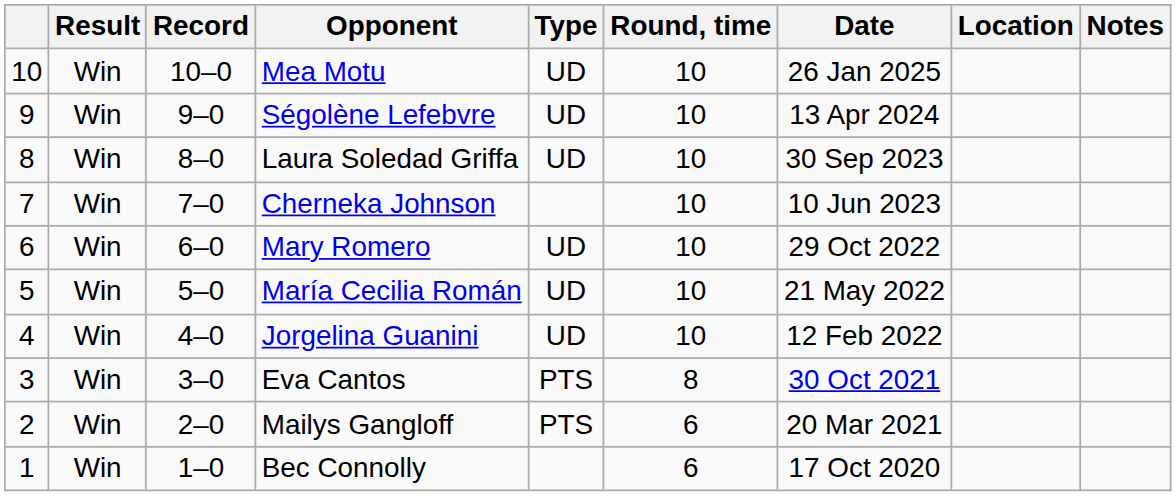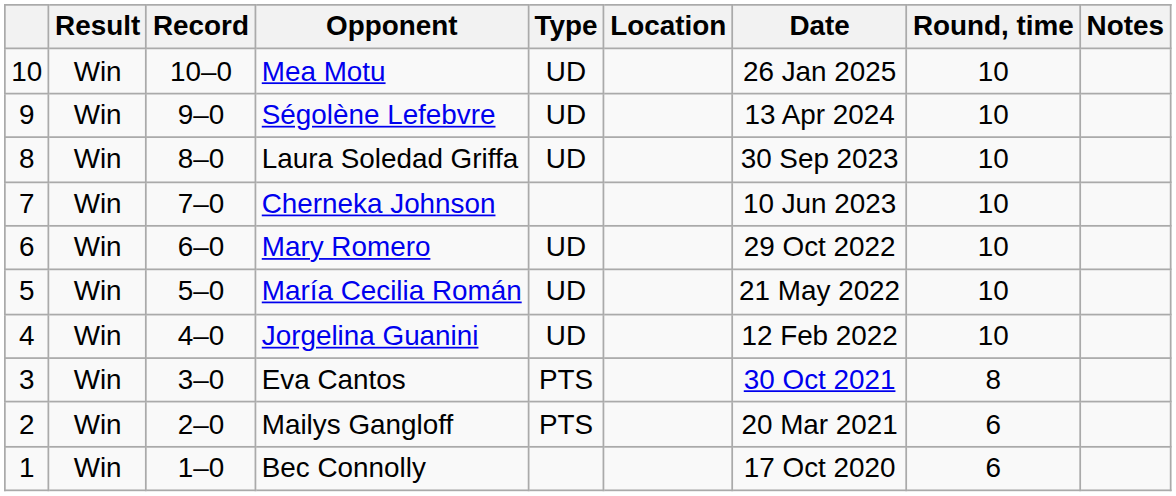columns swapped: (691, 26) <-> (1016, 26)
